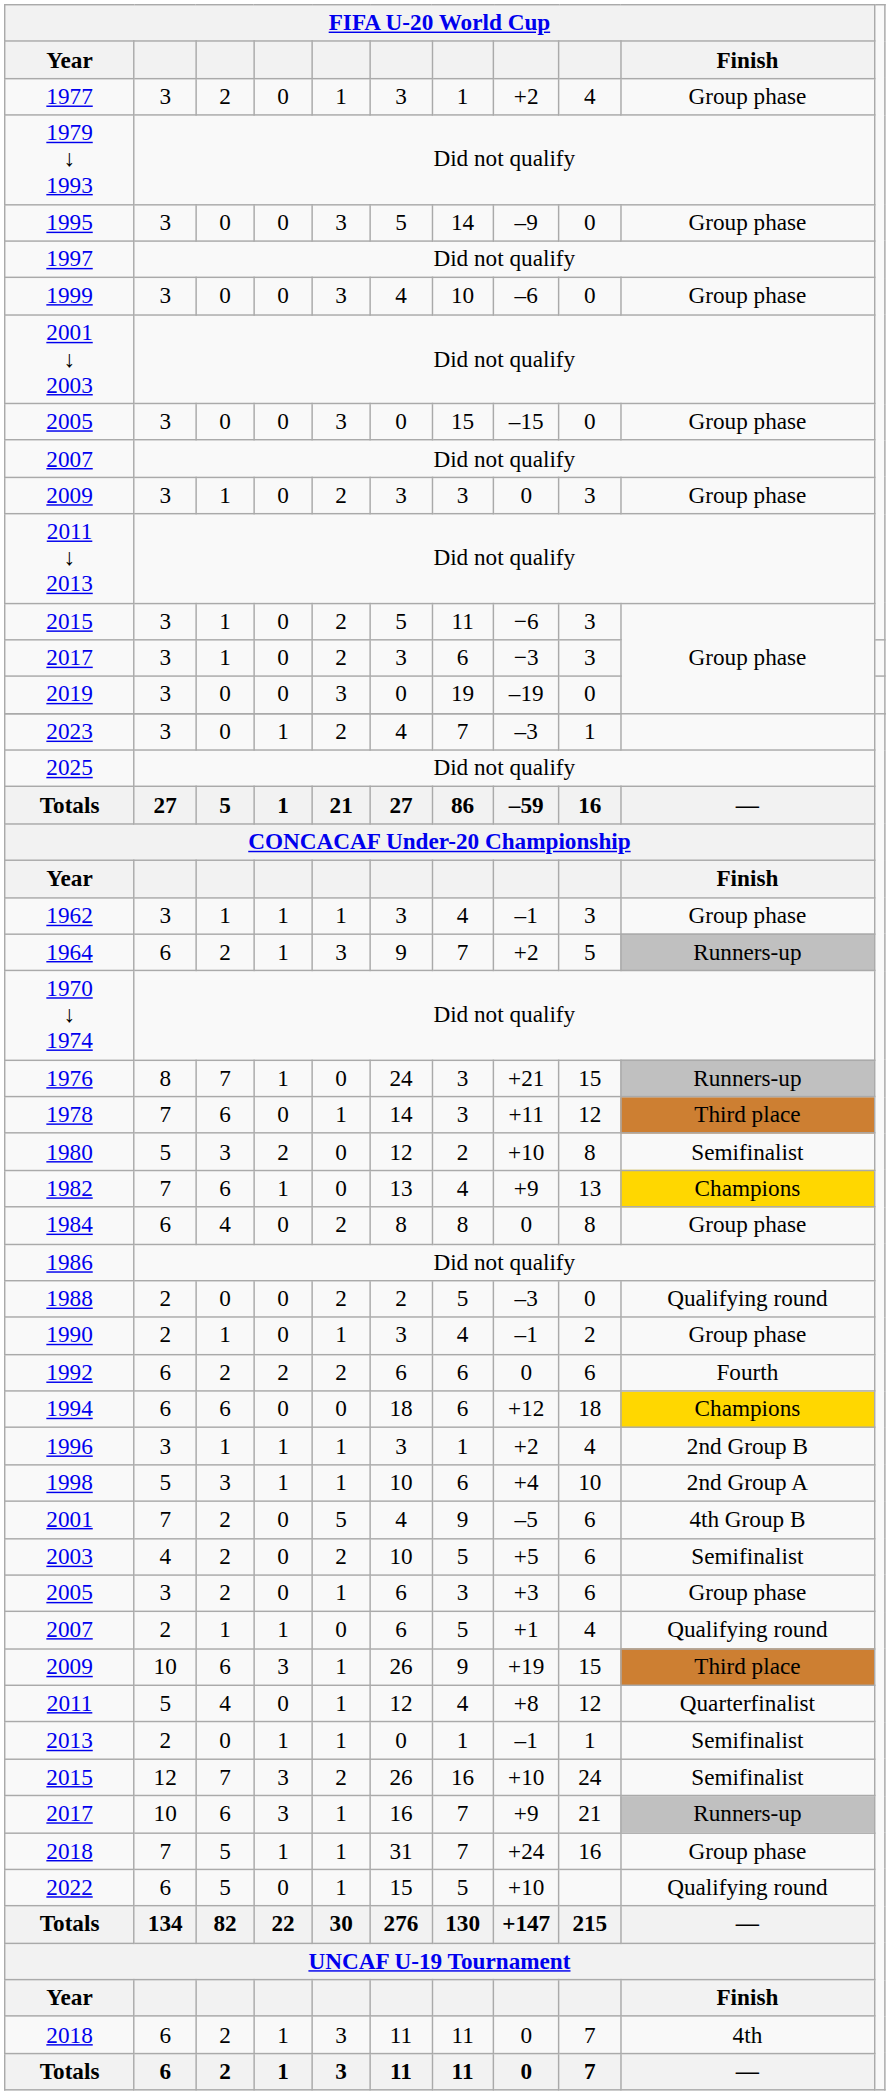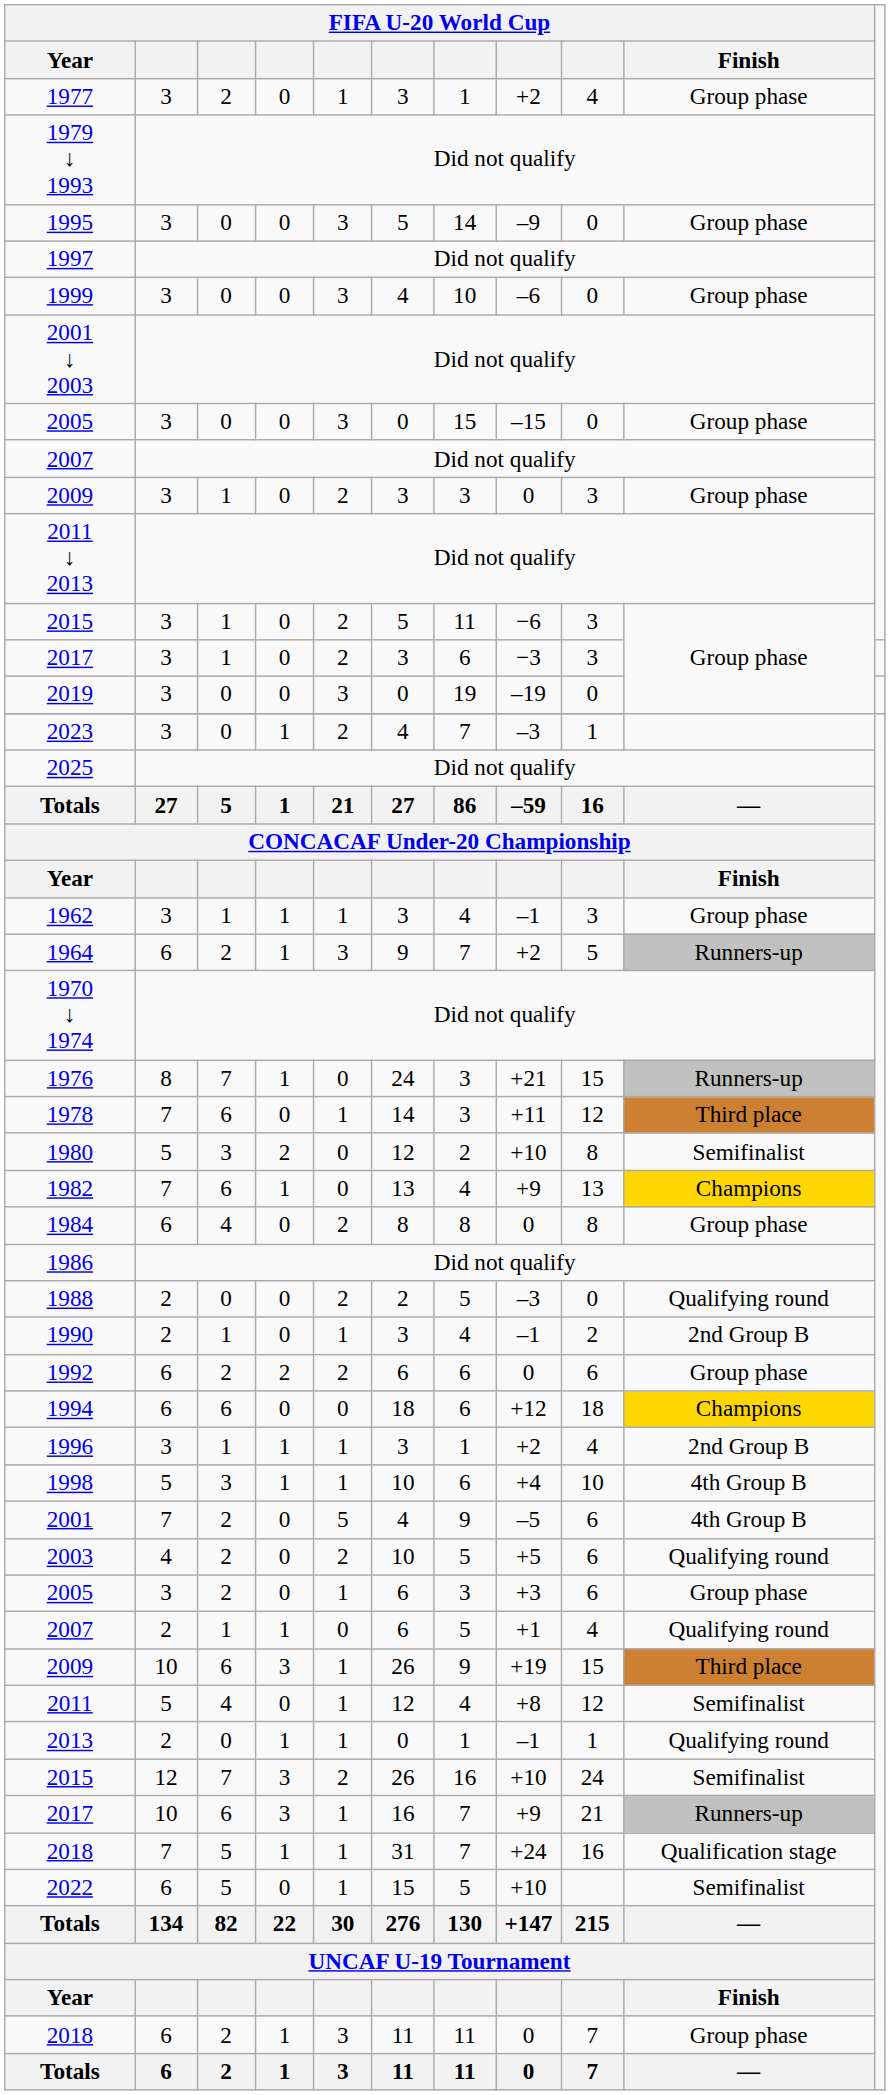(747, 1335) Group phase -> (749, 1335) 2nd Group B
(747, 1372) Fourth -> (749, 1372) Group phase
(747, 1482) 2nd Group A -> (749, 1482) 4th Group B
(747, 1556) Semifinalist -> (749, 1556) Qualifying round
(747, 1703) Quarterfinalist -> (749, 1703) Semifinalist
(747, 1740) Semifinalist -> (749, 1740) Qualifying round
(747, 1850) Group phase -> (749, 1850) Qualification stage
(747, 1887) Qualifying round -> (749, 1887) Semifinalist
(747, 2034) 4th -> (749, 2034) Group phase
